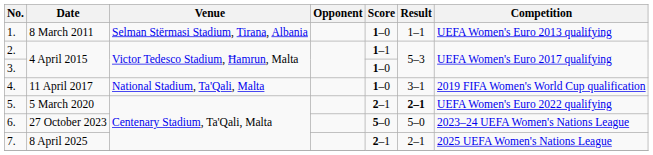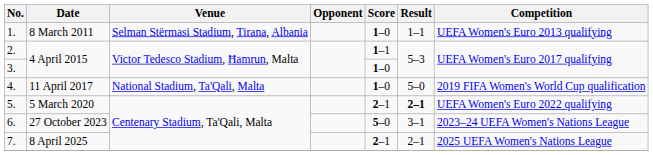(416, 86) 3–1 -> (416, 86) 5–0
(416, 123) 5–0 -> (416, 123) 3–1
